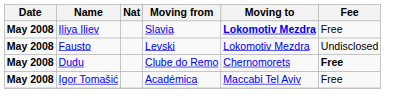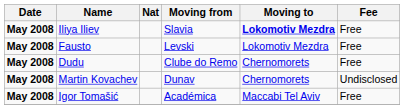(350, 46) Undisclosed -> (351, 46) Free
(332, 63) bold -> (351, 63) normal
+ row: (98, 79)
